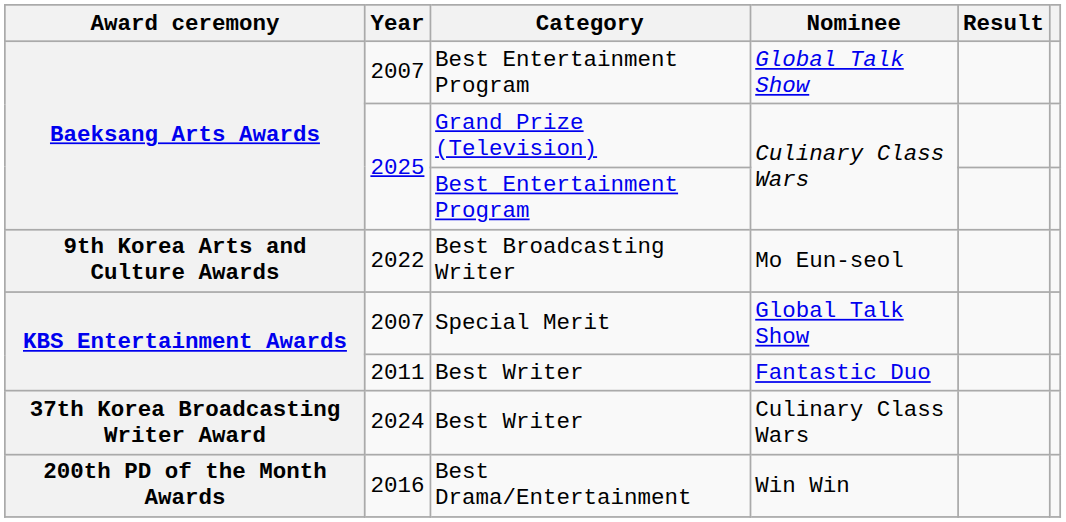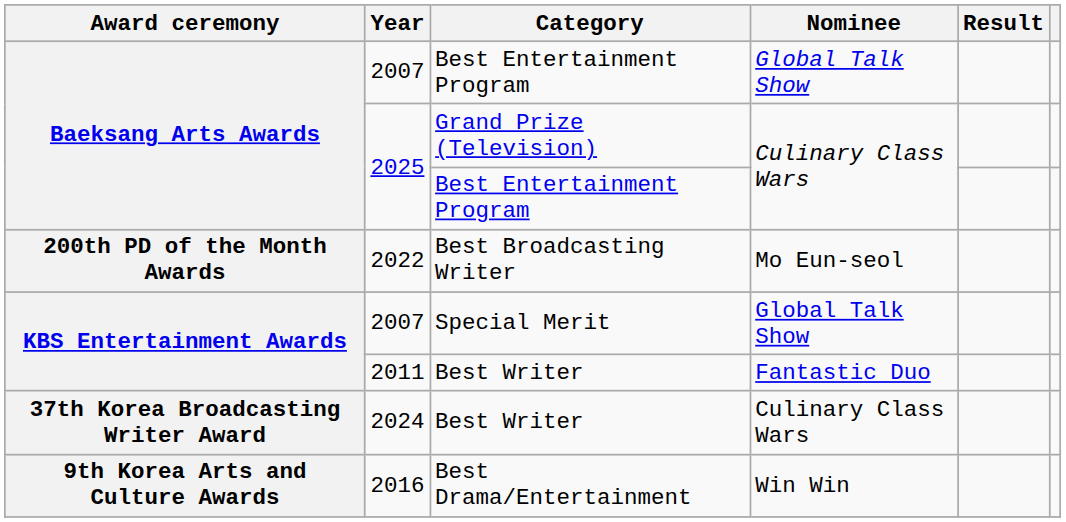(185, 261) 9th Korea Arts and Culture Awards -> (185, 261) 200th PD of the Month Awards
(185, 485) 200th PD of the Month Awards -> (185, 485) 9th Korea Arts and Culture Awards
